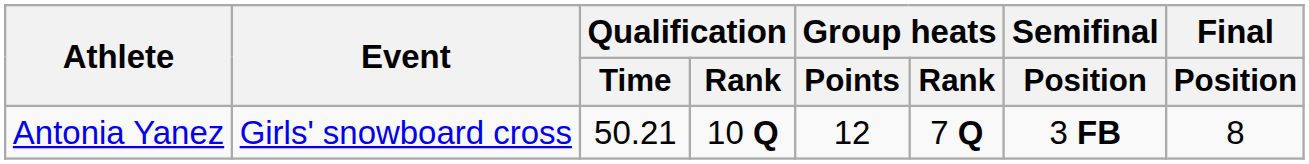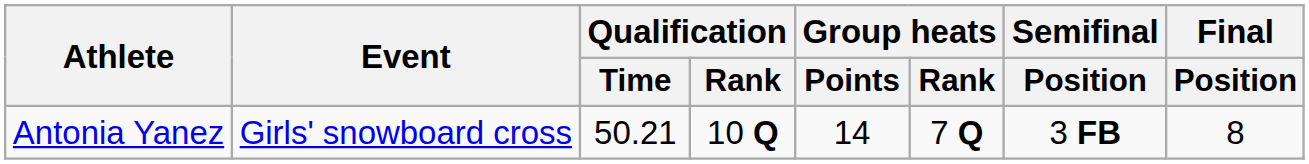(852, 133) 12 -> (852, 133) 14
